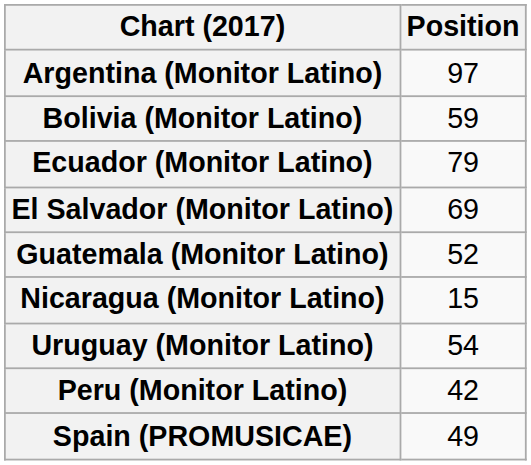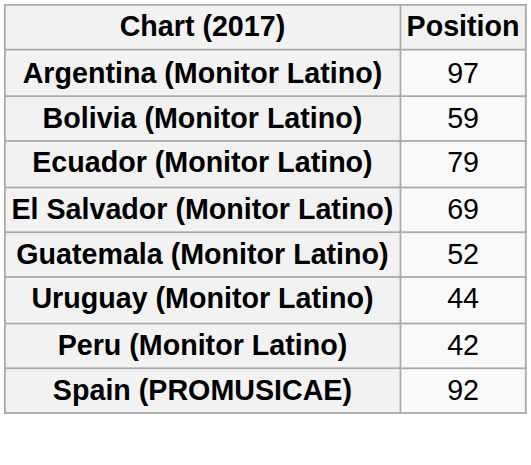- row: (202, 299)
(463, 345) 54 -> (463, 299) 44
(463, 436) 49 -> (463, 390) 92
